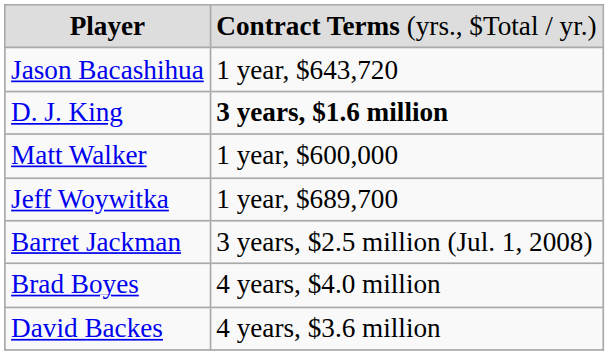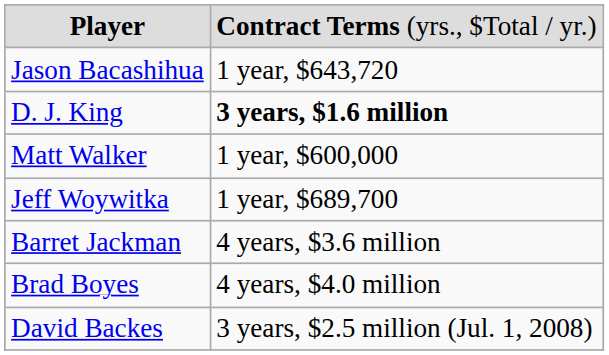(404, 241) 3 years, $2.5 million (Jul. 1, 2008) -> (328, 241) 4 years, $3.6 million
(328, 328) 4 years, $3.6 million -> (404, 328) 3 years, $2.5 million (Jul. 1, 2008)
